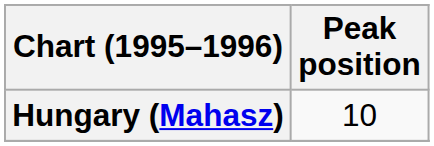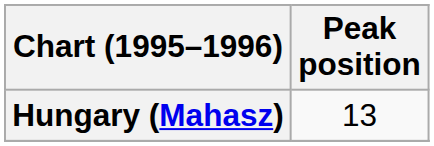(360, 114) 10 -> (360, 114) 13
